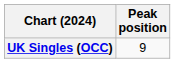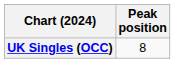(143, 48) 9 -> (143, 48) 8
